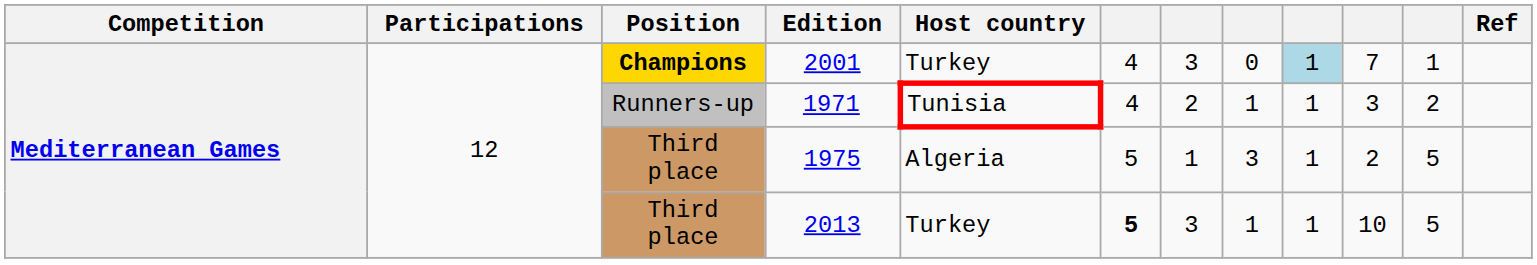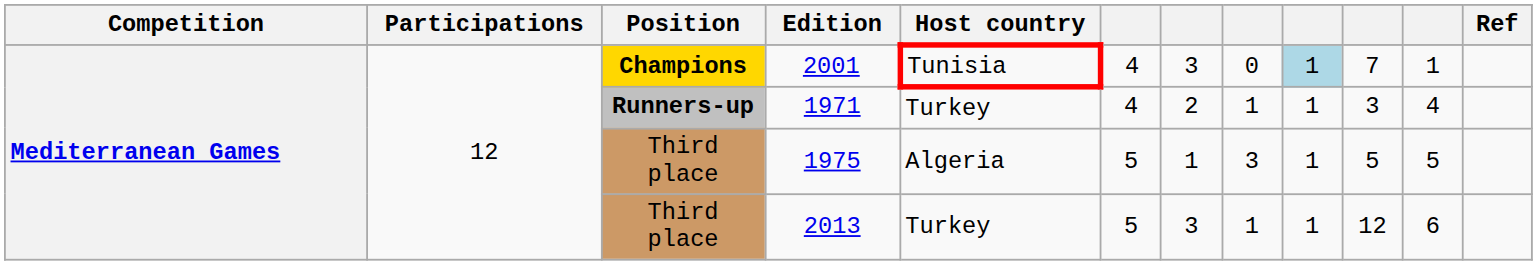(948, 63) Turkey -> (957, 66) Tunisia
(683, 105) normal -> (683, 108) bold
(957, 105) Tunisia -> (948, 109) Turkey
(1433, 105) 2 -> (1433, 108) 4
(1372, 159) 2 -> (1372, 161) 5
(1131, 225) bold -> (1131, 227) normal
(1372, 225) 10 -> (1372, 227) 12
(1433, 225) 5 -> (1433, 227) 6
